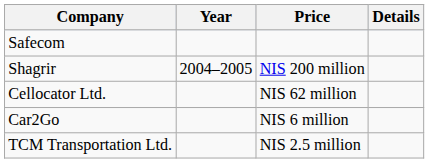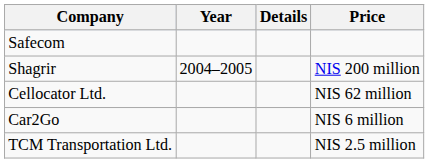columns swapped: (312, 17) <-> (396, 17)
